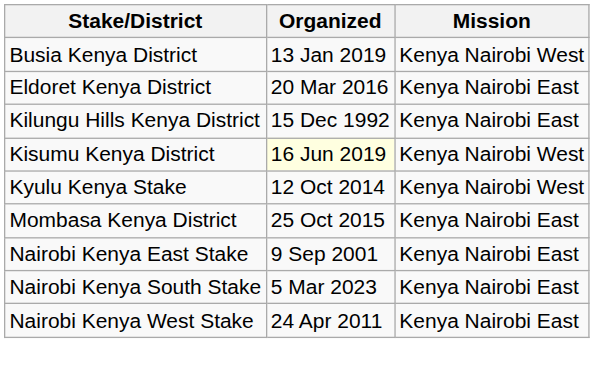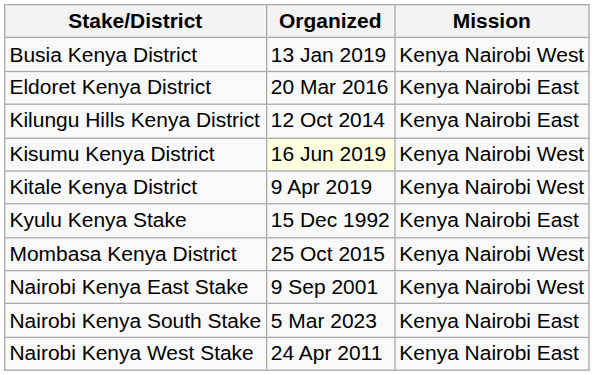(330, 120) 15 Dec 1992 -> (328, 120) 12 Oct 2014
+ row: (103, 187)
(328, 187) 12 Oct 2014 -> (330, 220) 15 Dec 1992
(492, 187) Kenya Nairobi West -> (489, 220) Kenya Nairobi East
(489, 220) Kenya Nairobi East -> (492, 253) Kenya Nairobi West
(489, 253) Kenya Nairobi East -> (492, 287) Kenya Nairobi West
